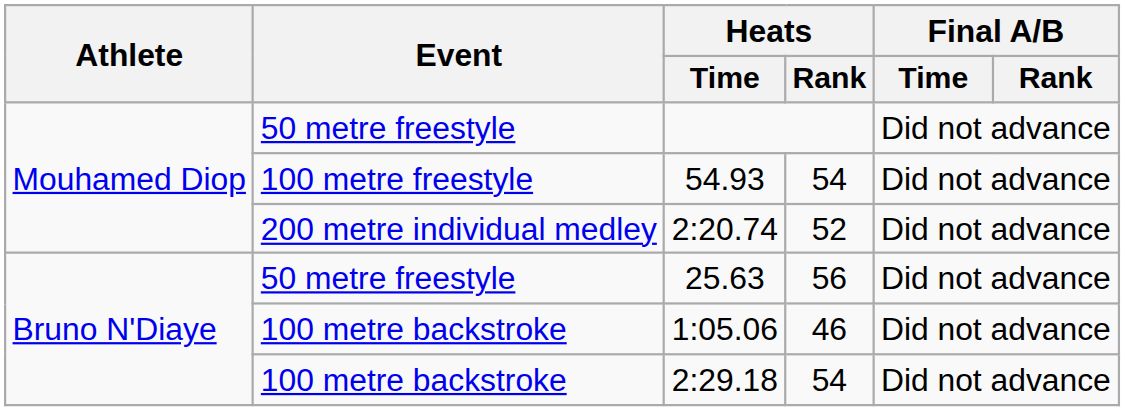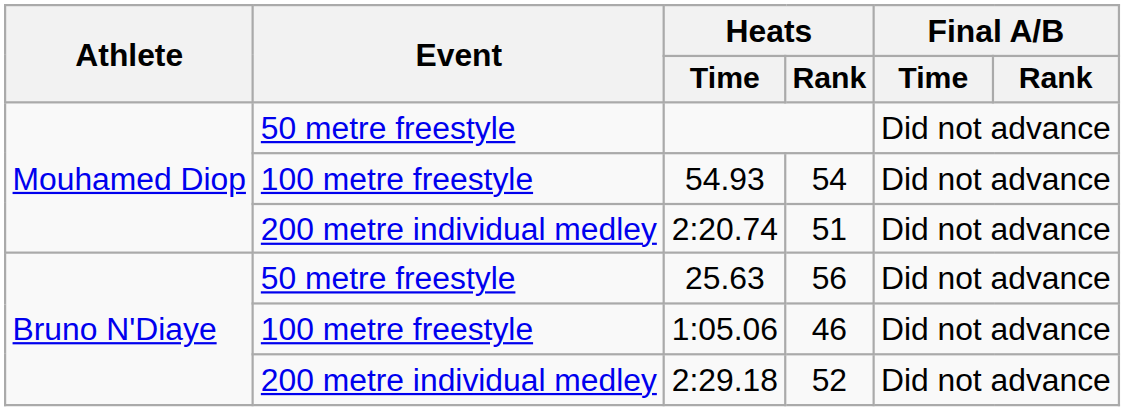(829, 229) 52 -> (829, 229) 51
(414, 329) 100 metre backstroke -> (397, 329) 100 metre freestyle
(414, 380) 100 metre backstroke -> (459, 380) 200 metre individual medley
(829, 380) 54 -> (829, 380) 52
